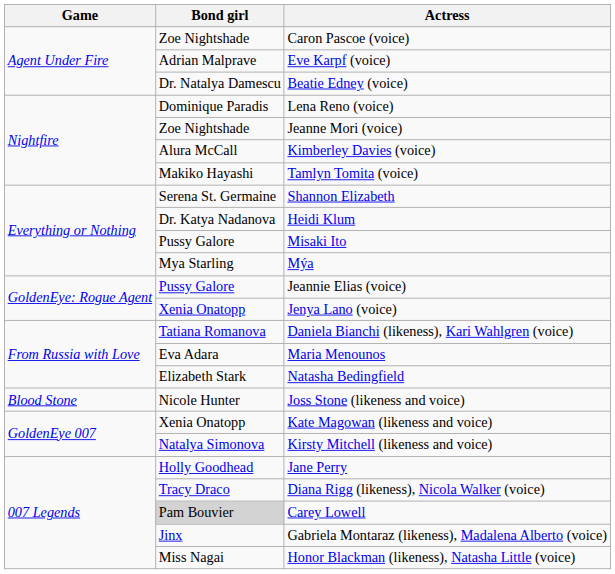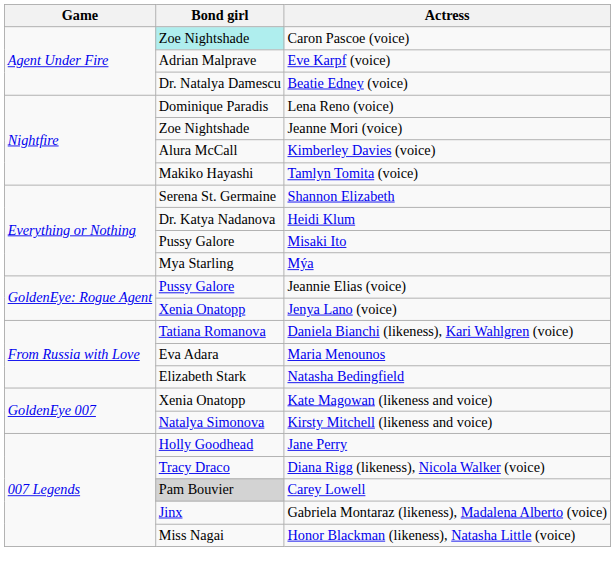(204, 38) no background -> (204, 38) paleturquoise background
- row: (376, 399)
